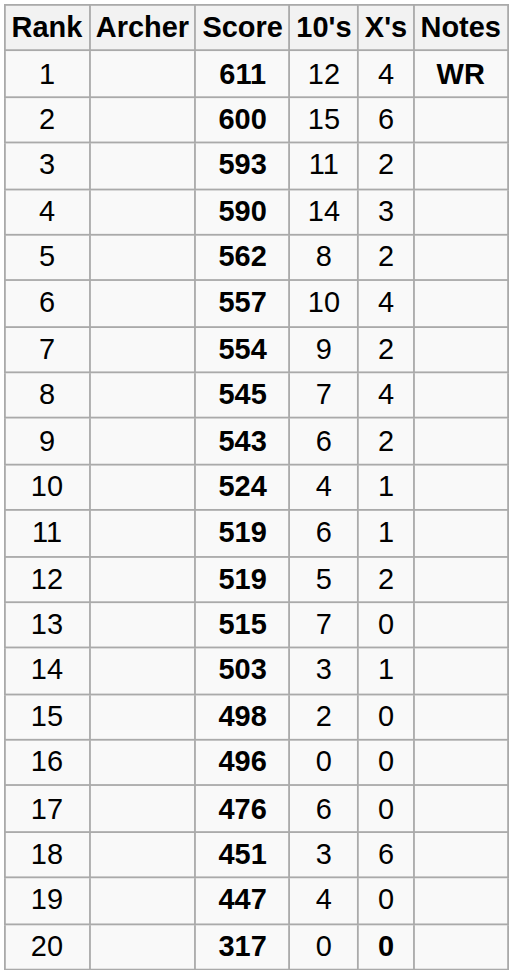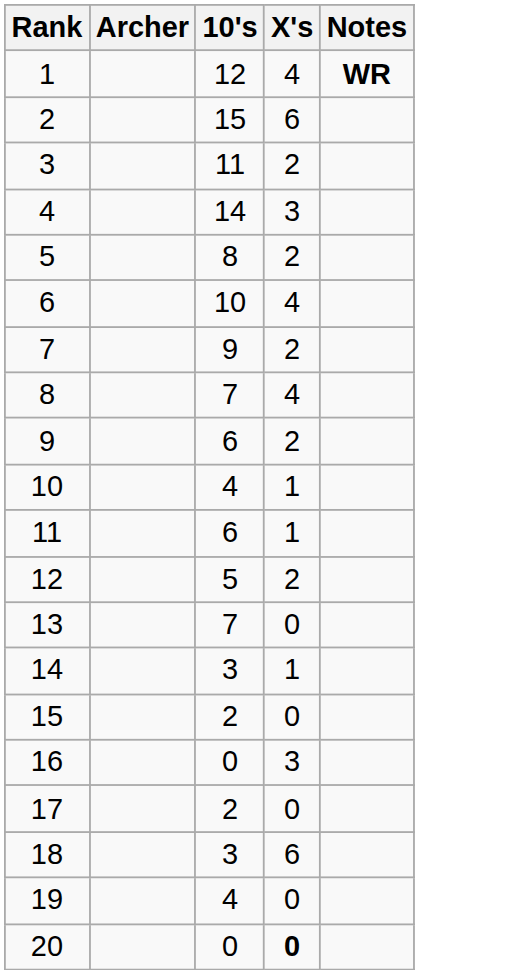- column: (243, 27)
(386, 762) 0 -> (292, 762) 3
(324, 808) 6 -> (230, 808) 2
